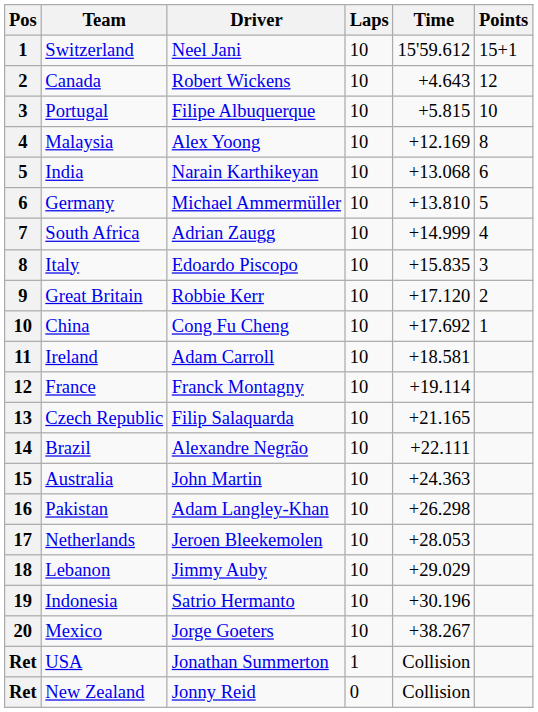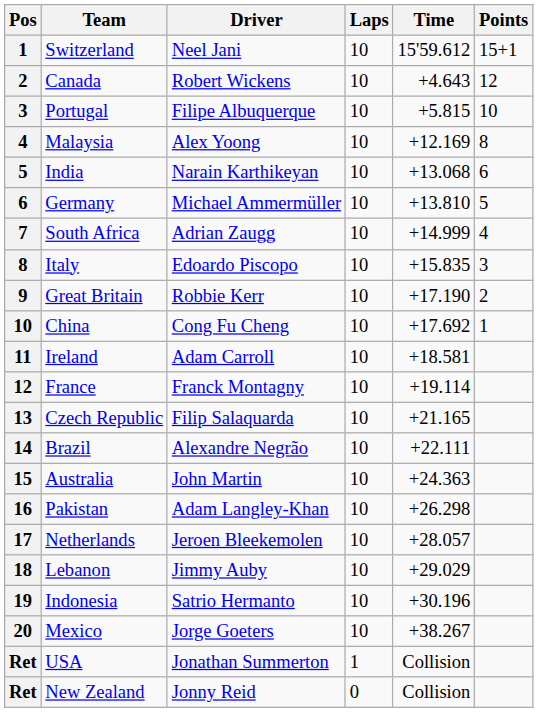(440, 295) +17.120 -> (440, 295) +17.190
(440, 539) +28.053 -> (440, 539) +28.057
